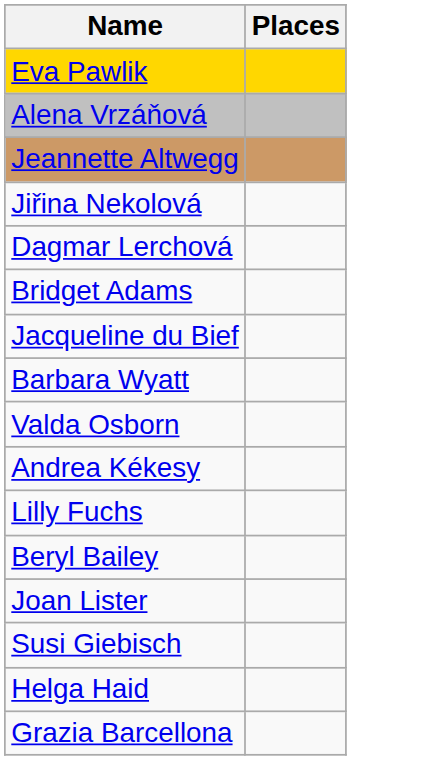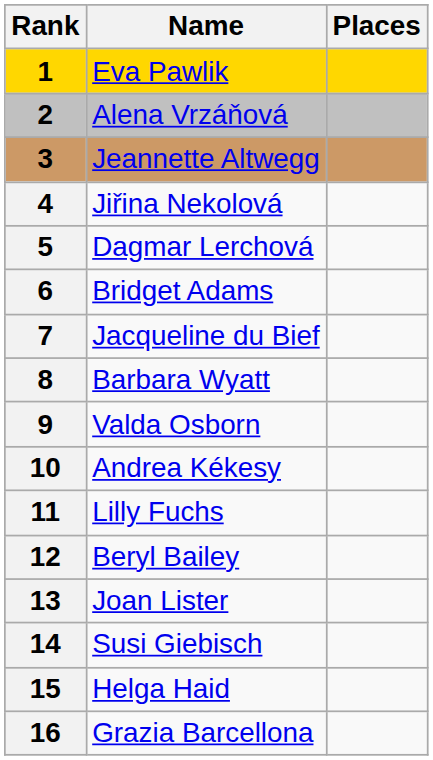+ column: (45, 26)
